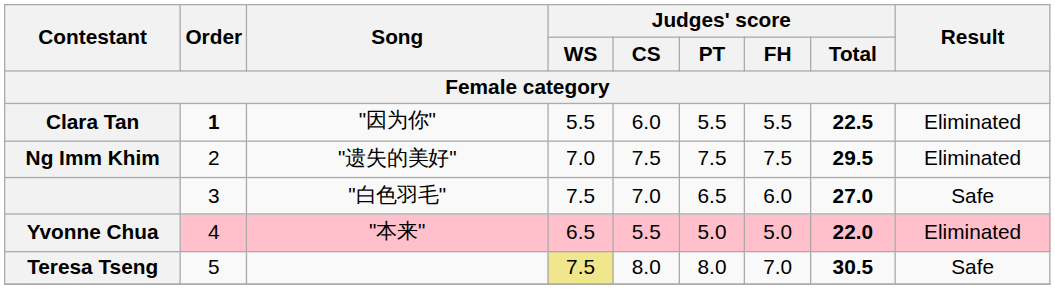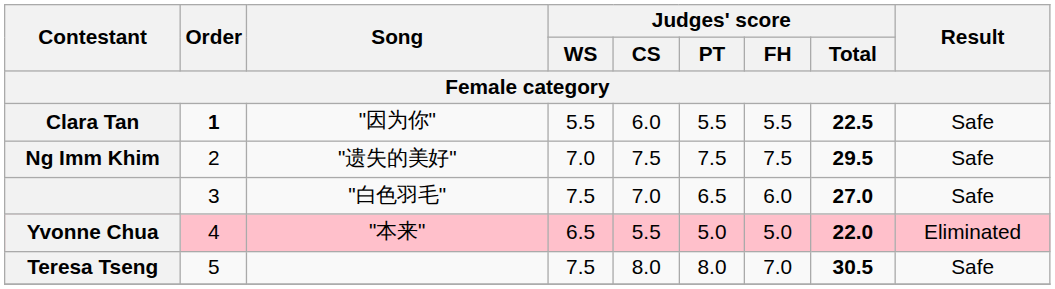(973, 121) Eliminated -> (973, 121) Safe
(973, 158) Eliminated -> (973, 158) Safe
(581, 267) khaki background -> (581, 267) no background
